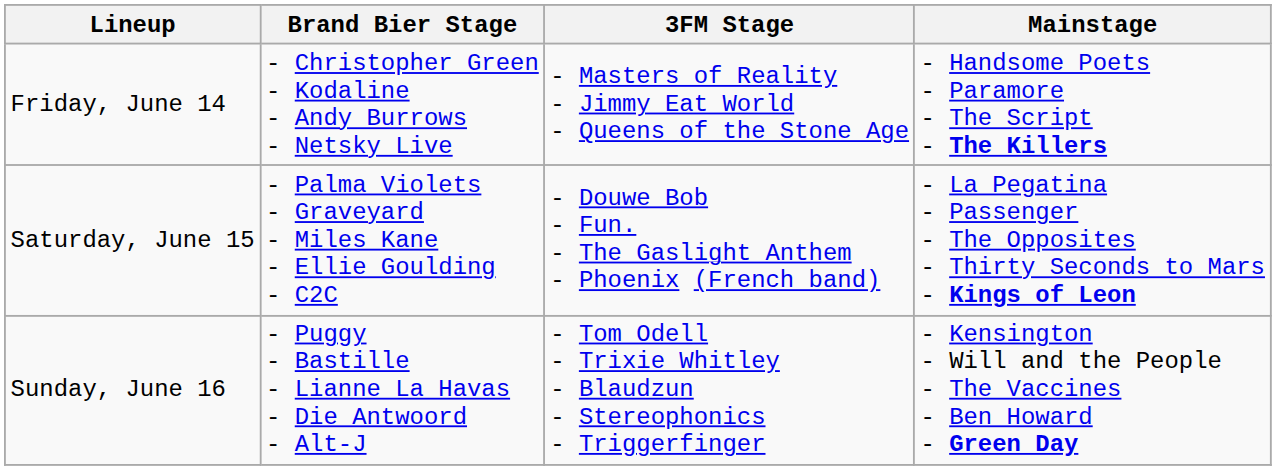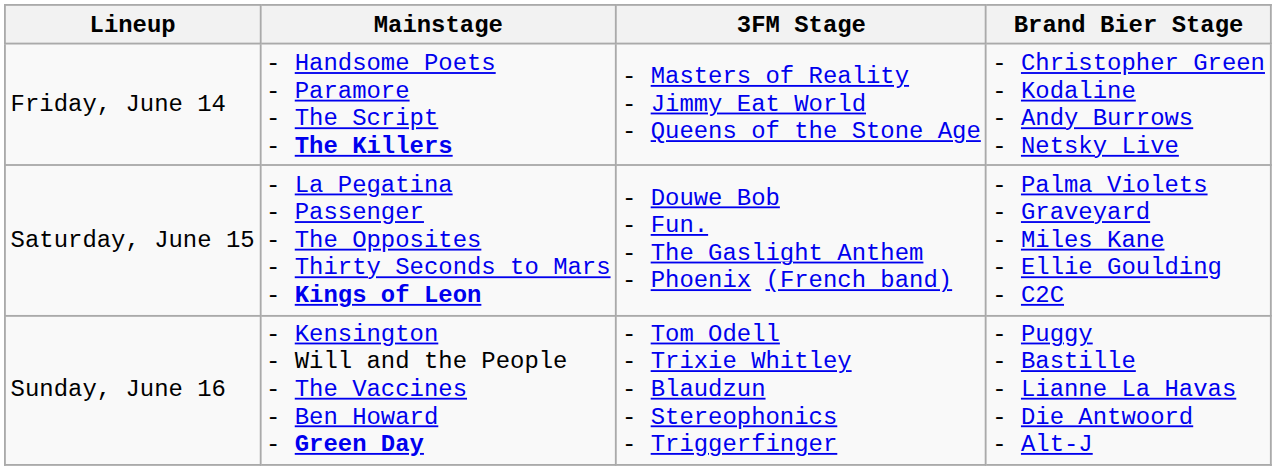columns swapped: (1093, 24) <-> (402, 24)
